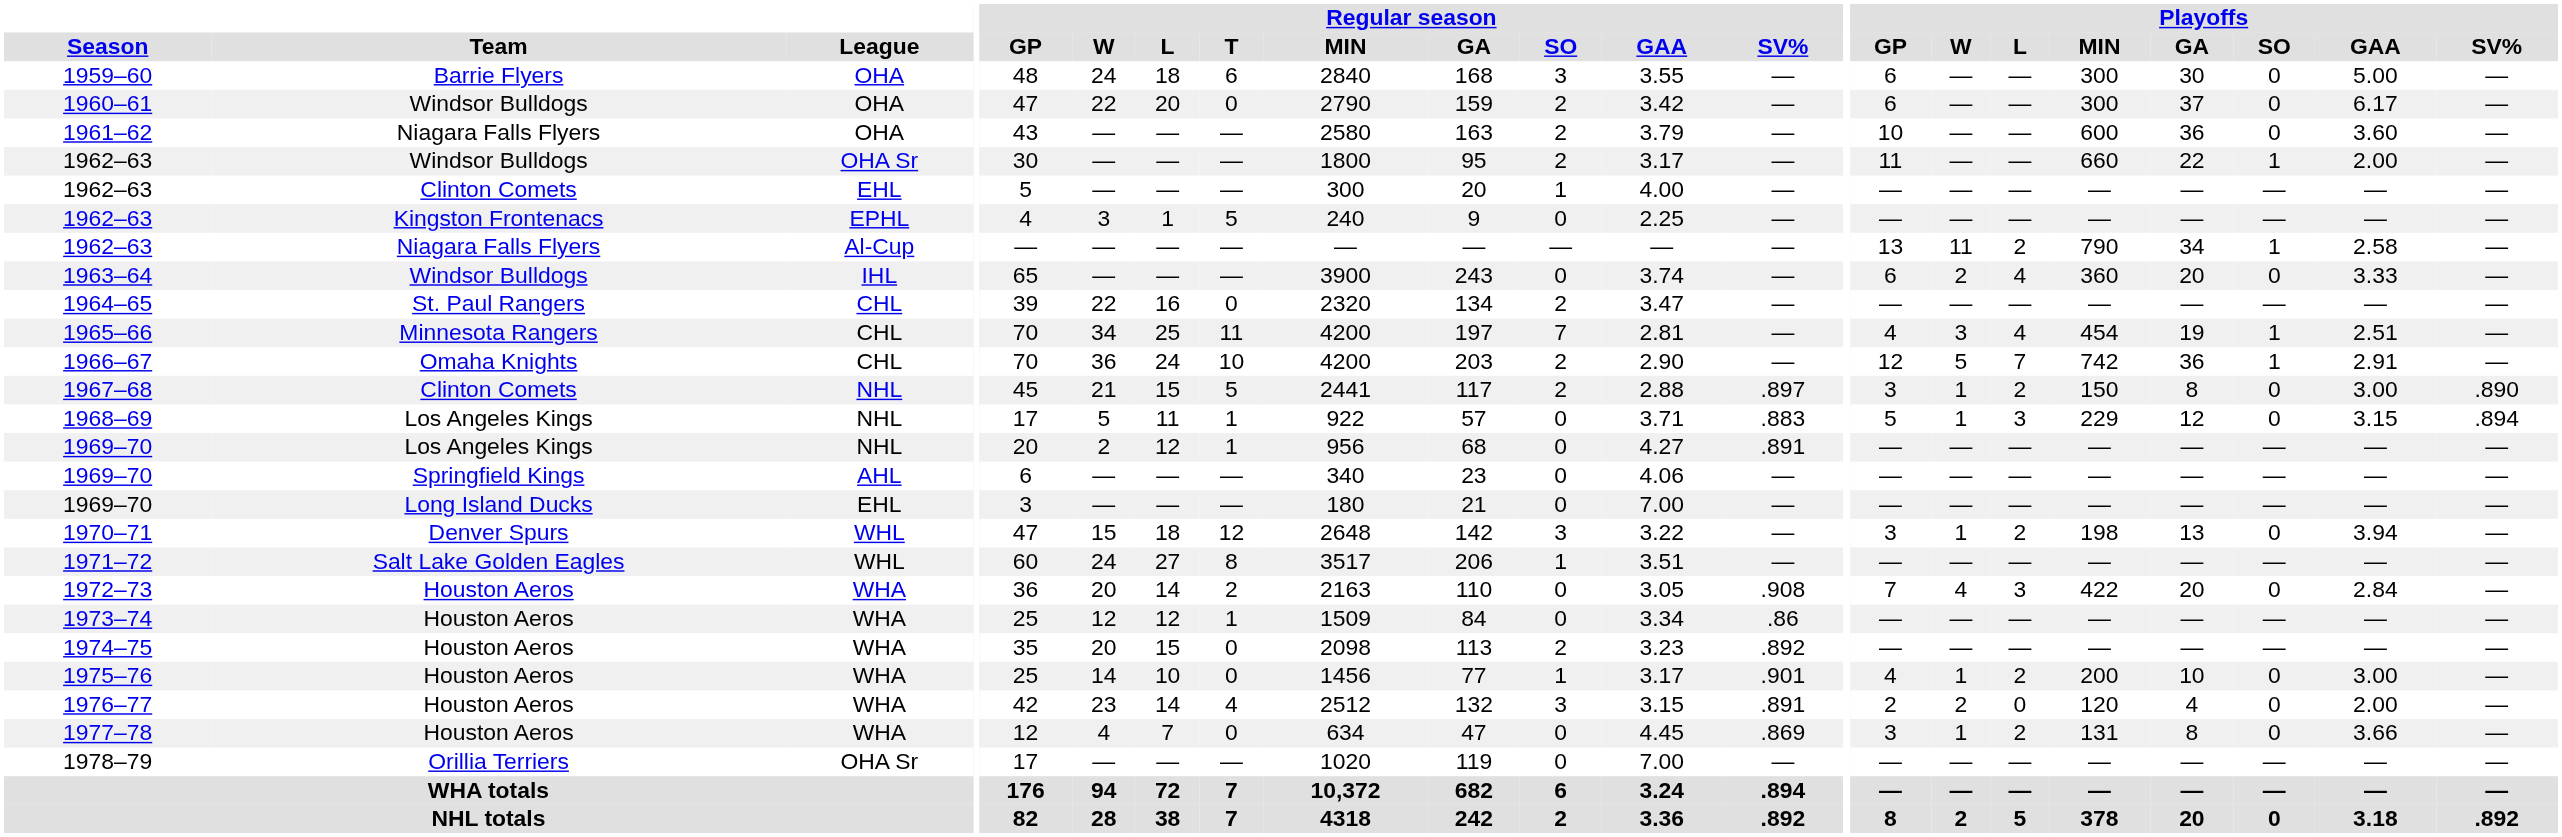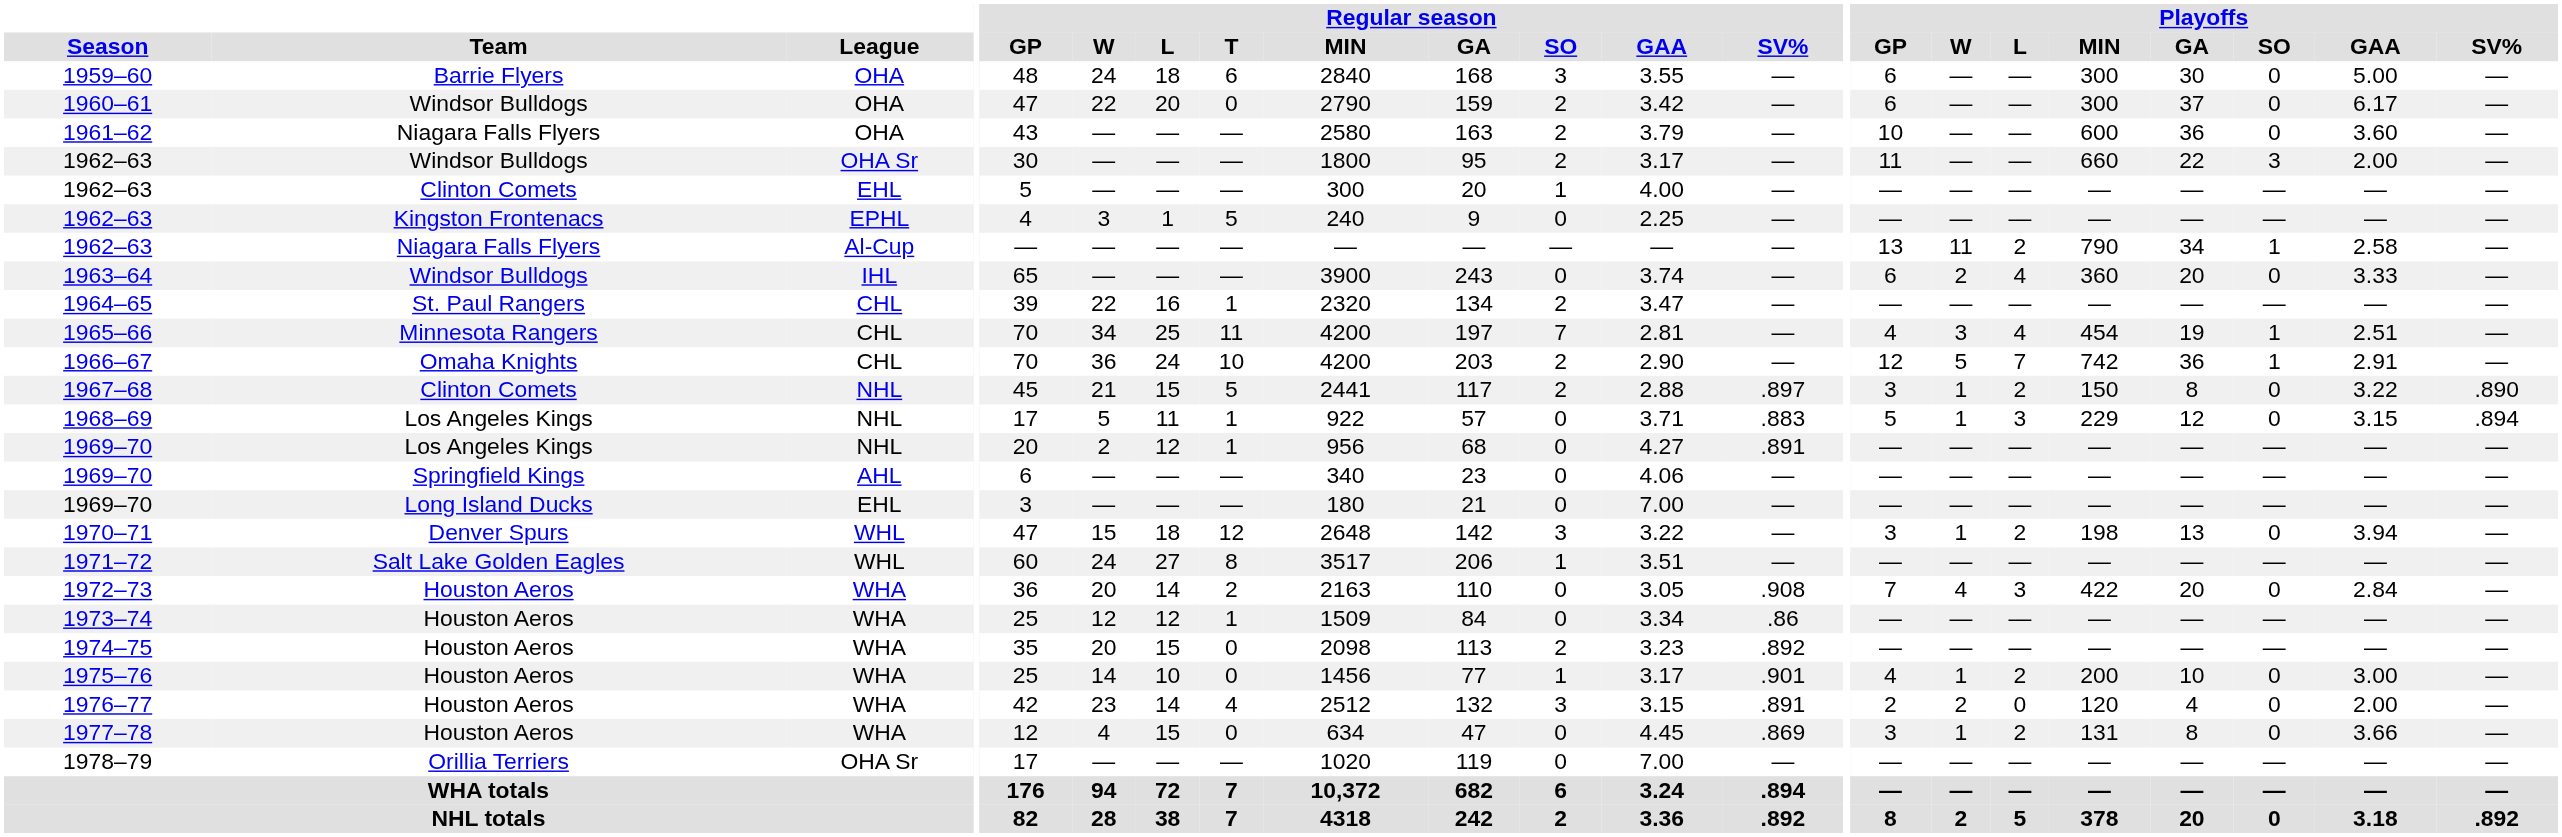(2274, 161) 1 -> (2274, 161) 3
(1231, 304) 0 -> (1231, 304) 1
(2375, 389) 3.00 -> (2375, 389) 3.22
(1168, 733) 7 -> (1168, 733) 15
